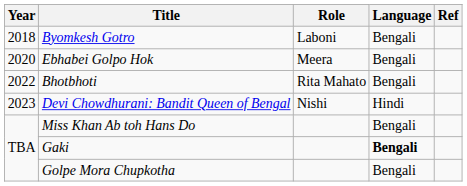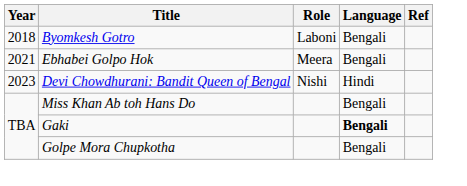(22, 59) 2020 -> (22, 59) 2021
- row: (69, 81)
